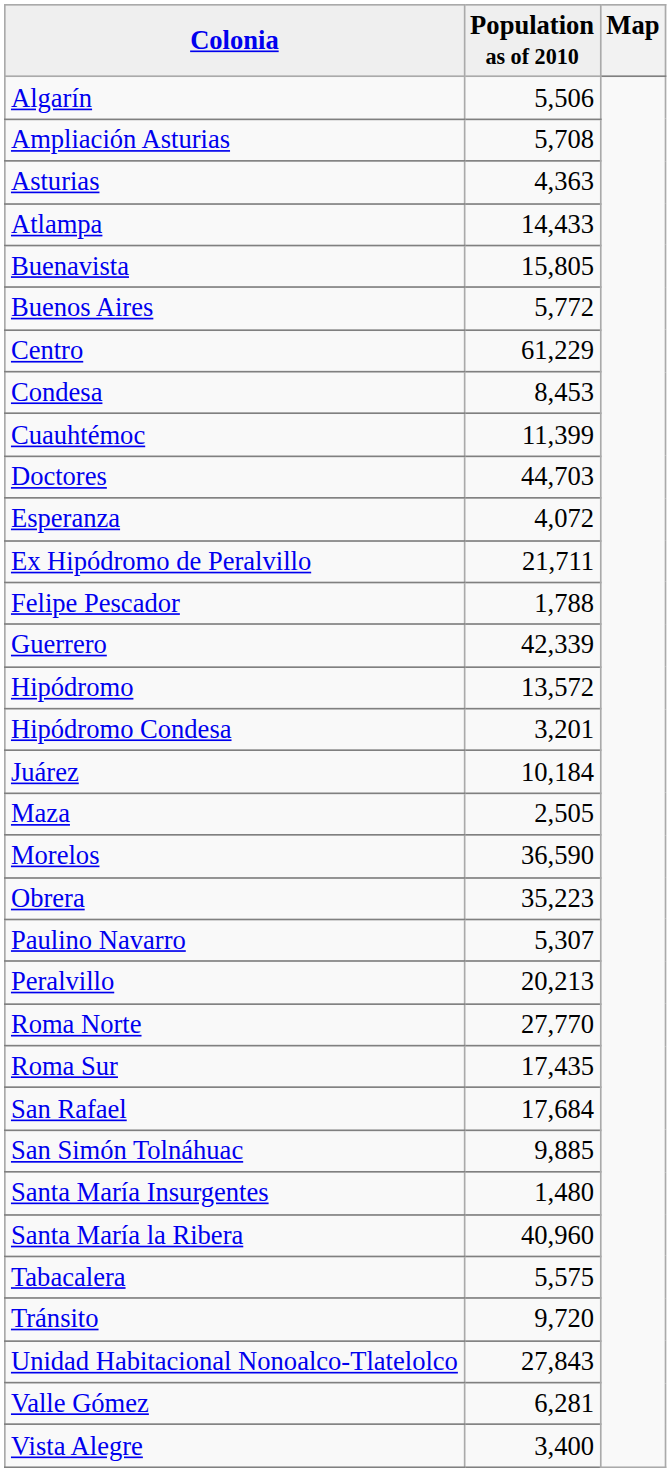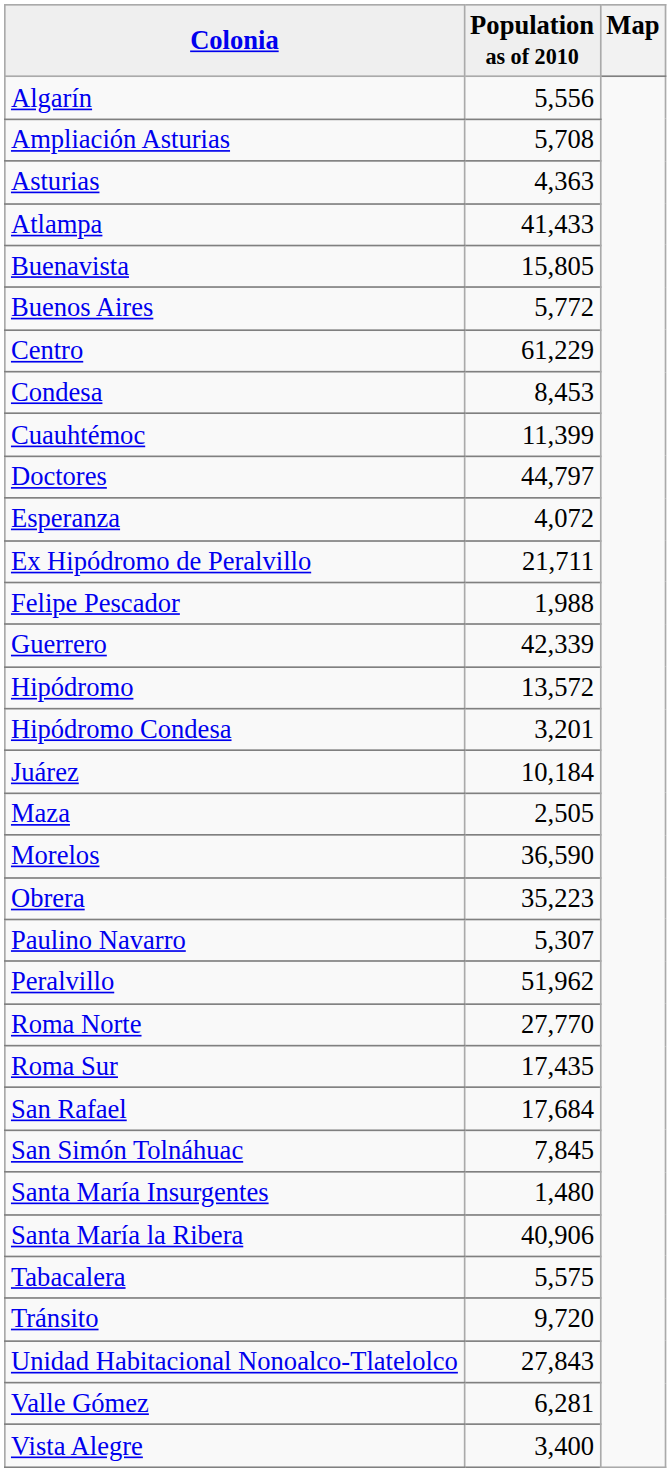(564, 97) 5,506 -> (564, 97) 5,556
(558, 223) 14,433 -> (558, 223) 41,433
(558, 476) 44,703 -> (558, 476) 44,797
(564, 603) 1,788 -> (564, 603) 1,988
(558, 982) 20,213 -> (558, 982) 51,962
(564, 1150) 9,885 -> (564, 1150) 7,845
(558, 1234) 40,960 -> (558, 1234) 40,906
